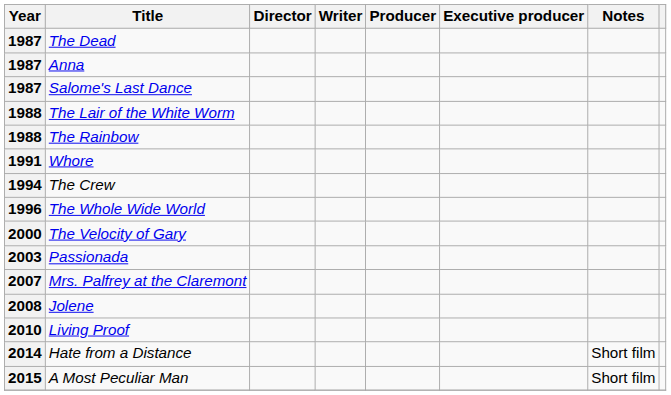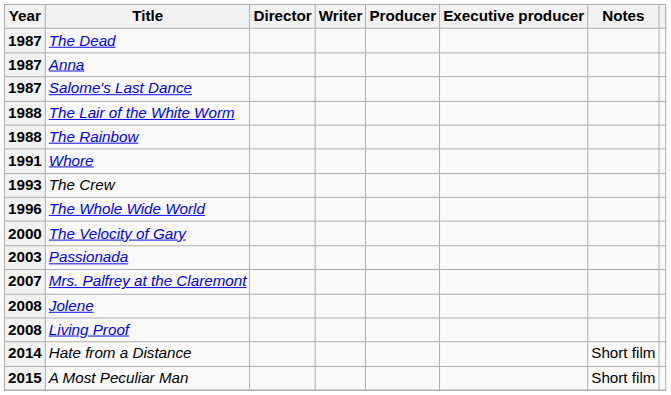(25, 185) 1994 -> (25, 185) 1993
(25, 329) 2010 -> (25, 329) 2008
